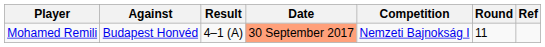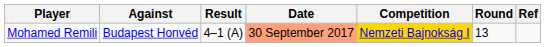(414, 33) no background -> (414, 33) gold background
(481, 33) 11 -> (482, 33) 13
